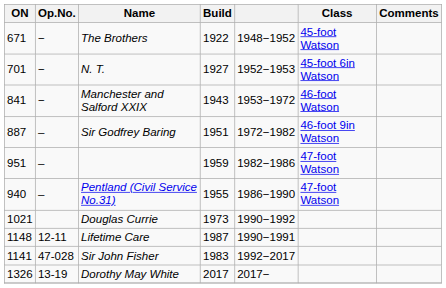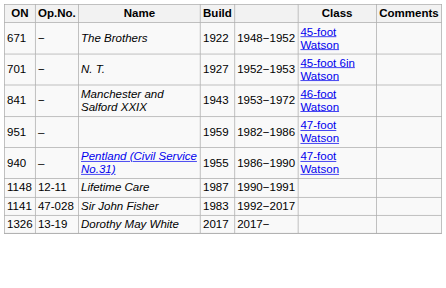- row: (17, 132)
- row: (20, 219)
